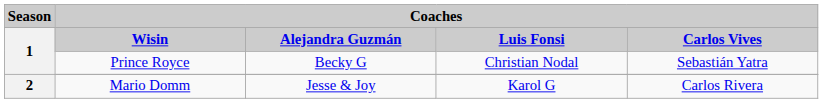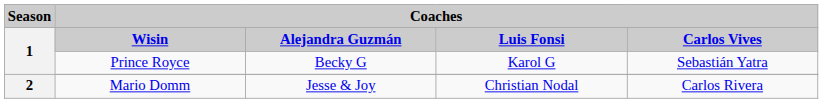(532, 62) Christian Nodal -> (532, 62) Karol G
(532, 86) Karol G -> (532, 86) Christian Nodal
